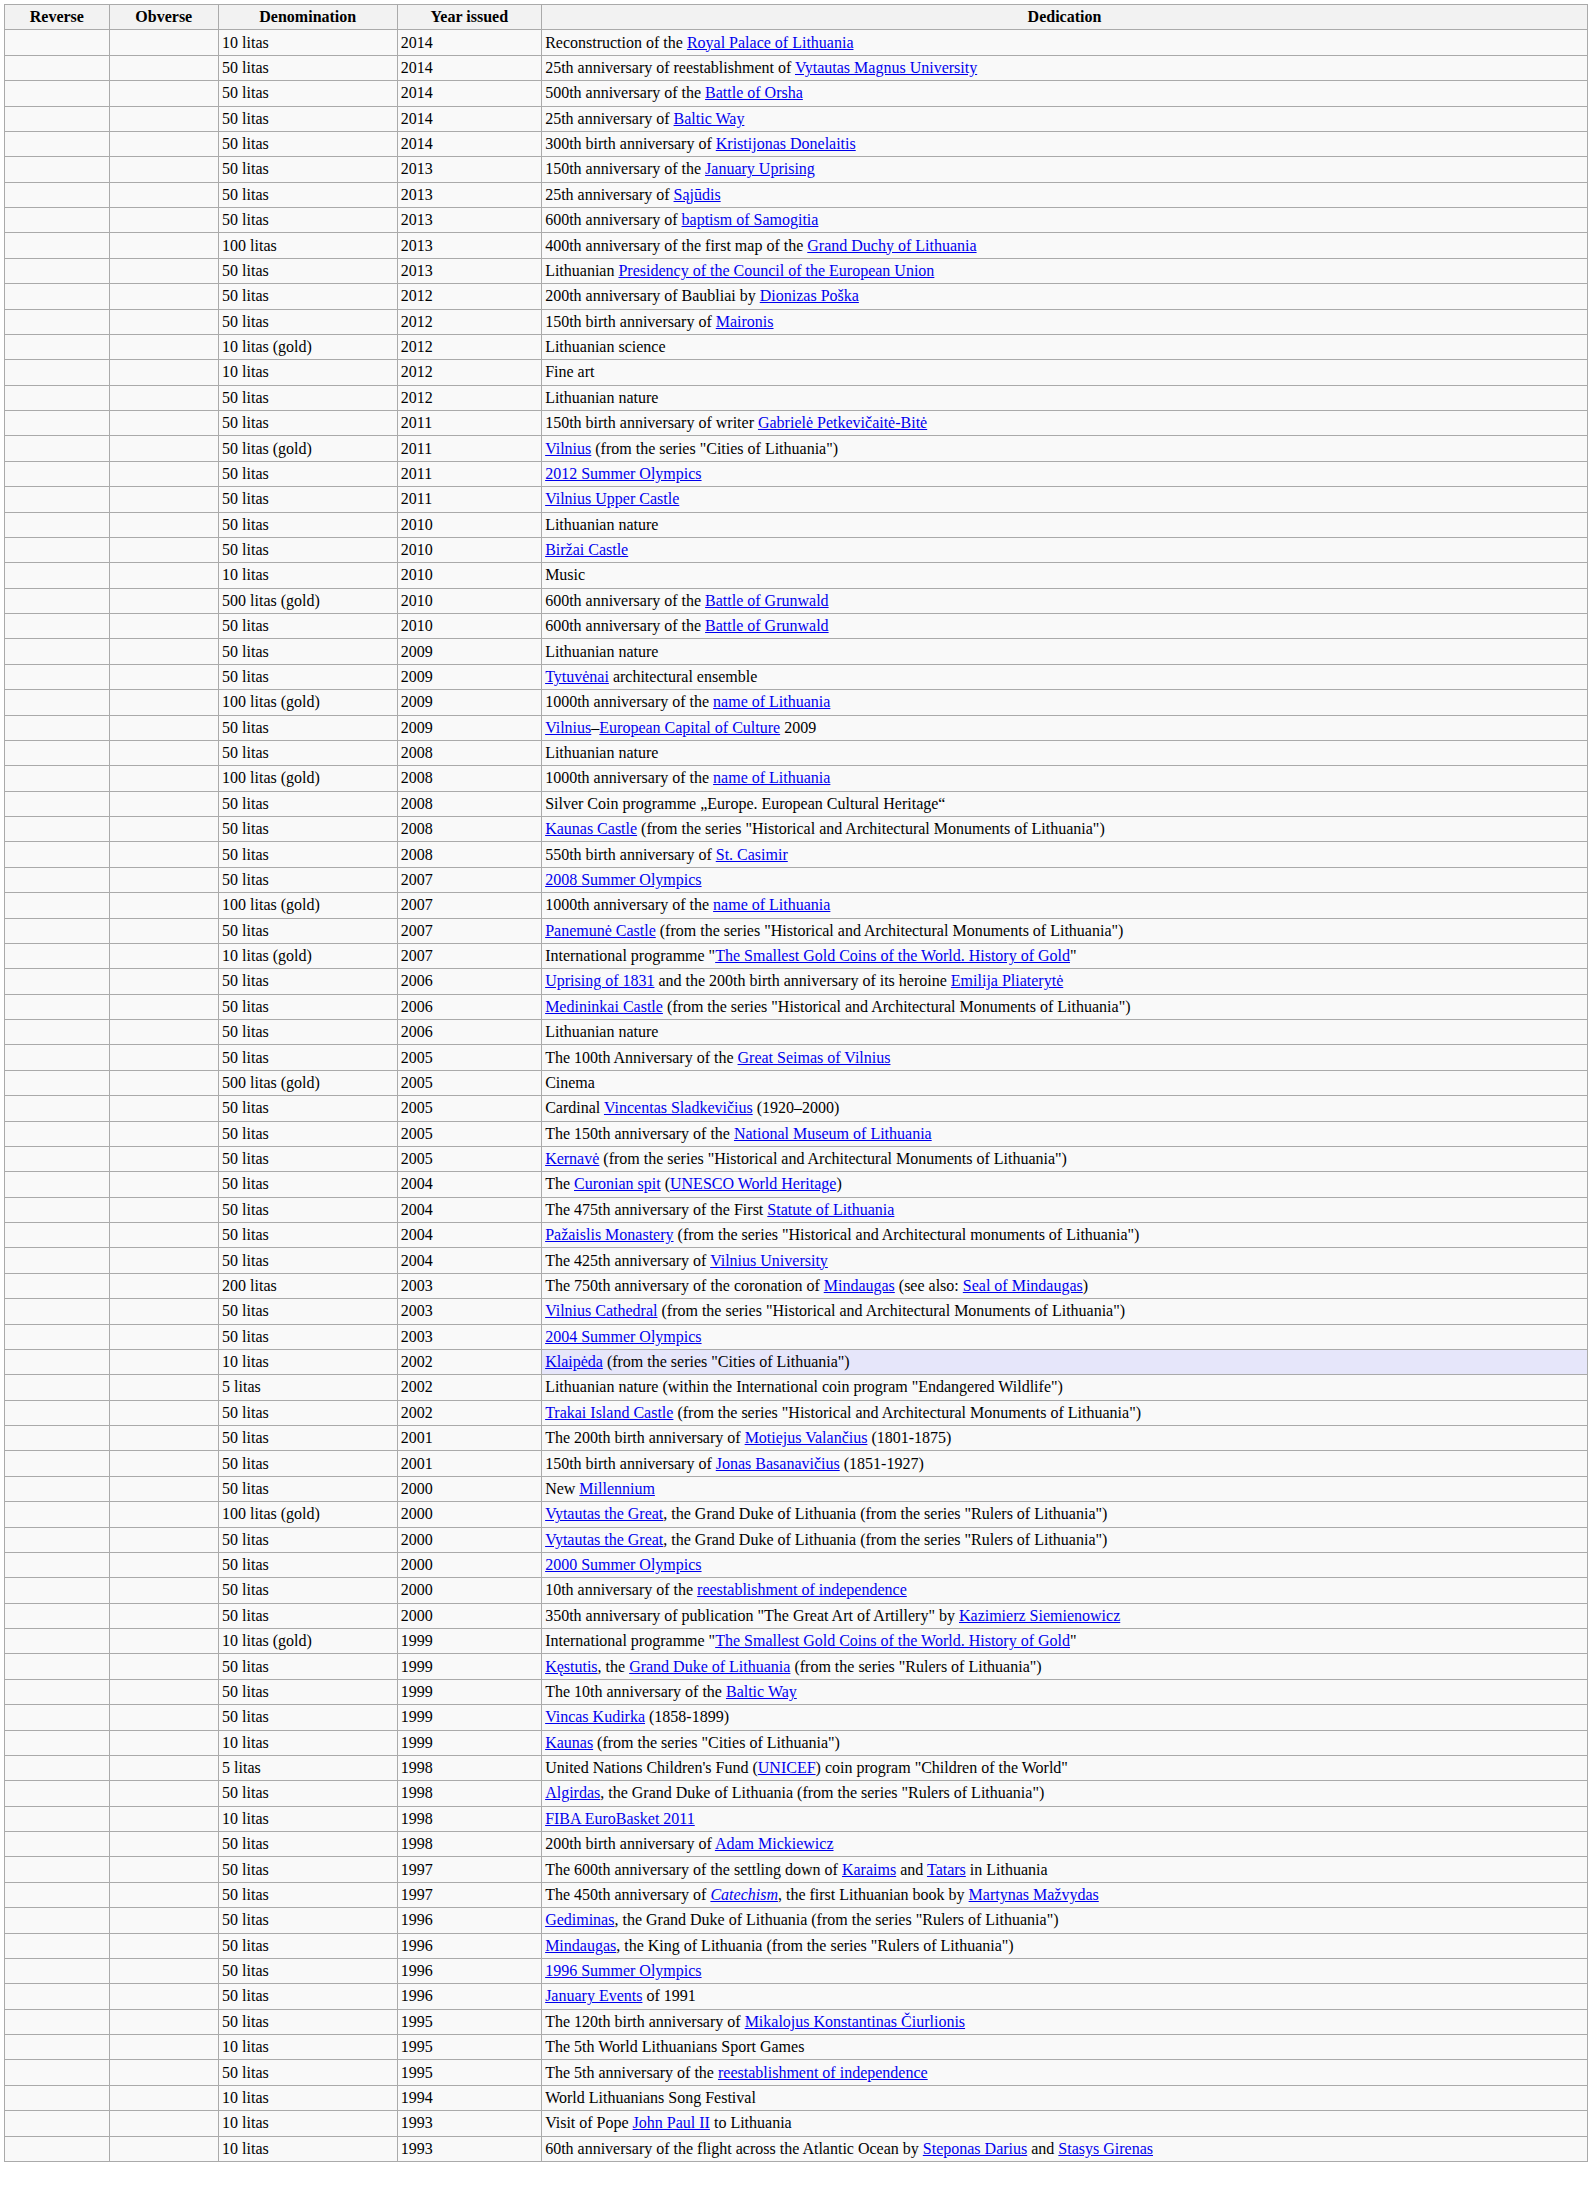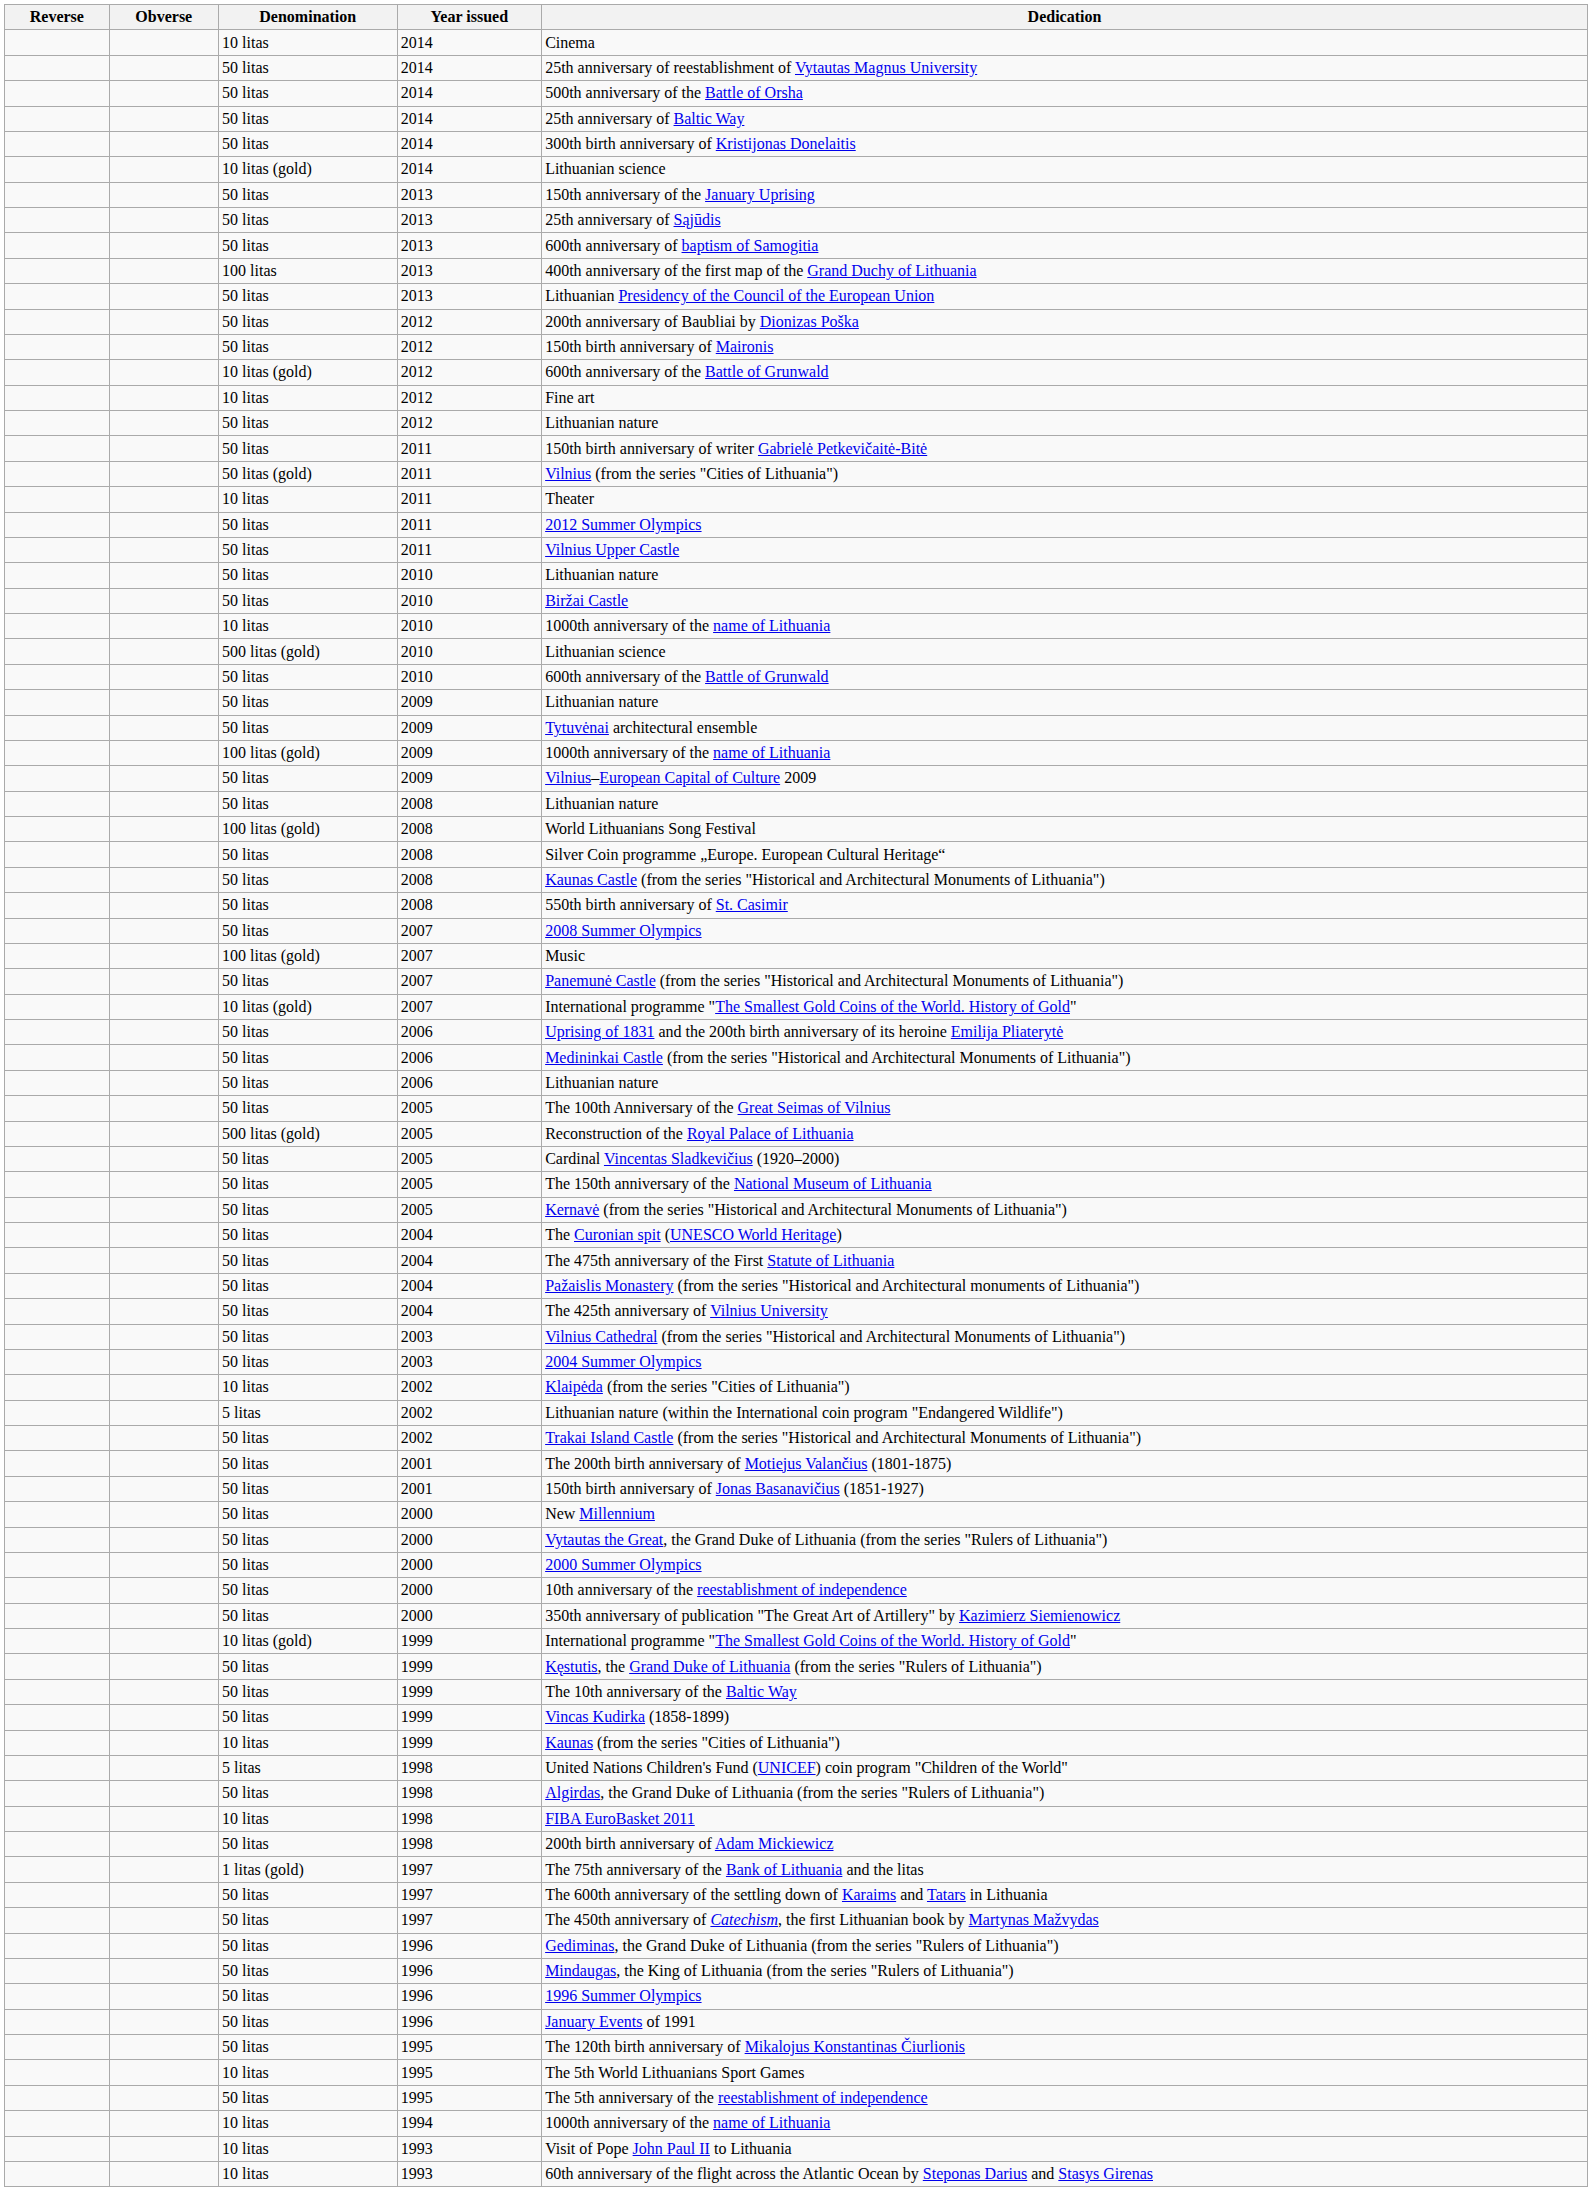(699, 42) Reconstruction of the Royal Palace of Lithuania -> (570, 42) Cinema
+ row: (267, 169)
(605, 347) Lithuanian science -> (687, 372) 600th anniversary of the Battle of Grunwald
+ row: (245, 499)
(565, 575) Music -> (688, 626) 1000th anniversary of the name of Lithuania
(687, 600) 600th anniversary of the Battle of Grunwald -> (605, 651) Lithuanian science
(688, 778) 1000th anniversary of the name of Lithuania -> (650, 829) World Lithuanians Song Festival
(688, 905) 1000th anniversary of the name of Lithuania -> (565, 956) Music
(570, 1082) Cinema -> (699, 1133) Reconstruction of the Royal Palace of Lithuania
- row: (249, 1285)
(697, 1362) lavender background -> (697, 1387) no background
- row: (271, 1514)
+ row: (263, 1869)
(650, 2097) World Lithuanians Song Festival -> (688, 2123) 1000th anniversary of the name of Lithuania
